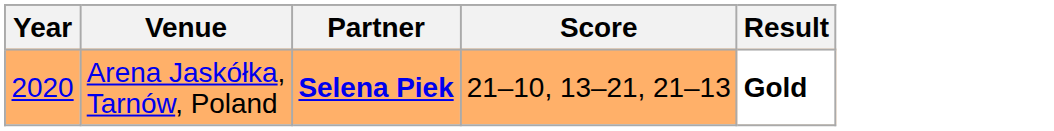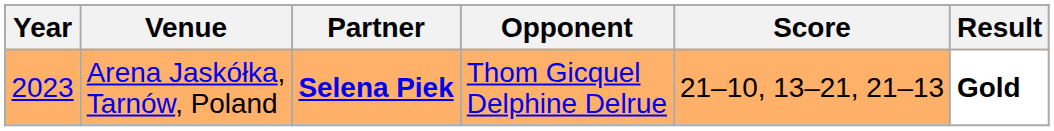+ column: (567, 27)
(43, 87) 2020 -> (43, 87) 2023
